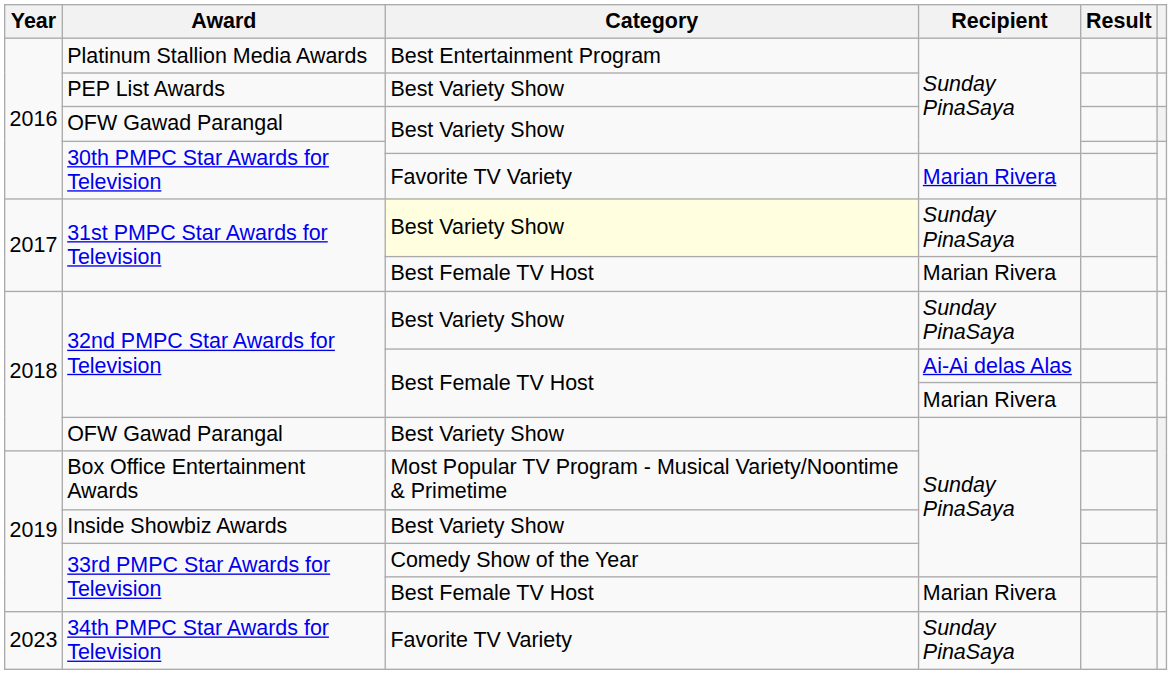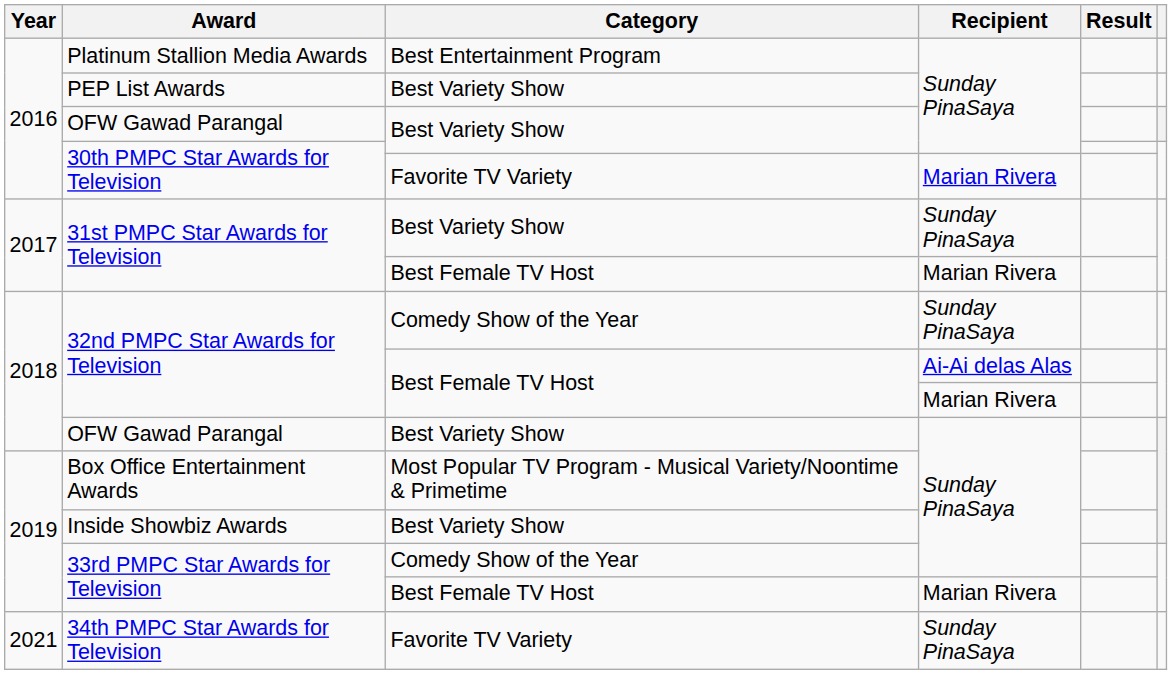(477, 227) lightyellow background -> (477, 227) no background
(477, 319) Best Variety Show -> (514, 319) Comedy Show of the Year
(33, 640) 2023 -> (33, 640) 2021
